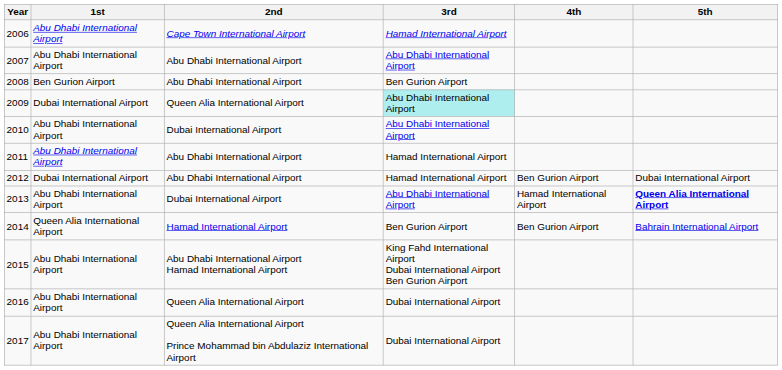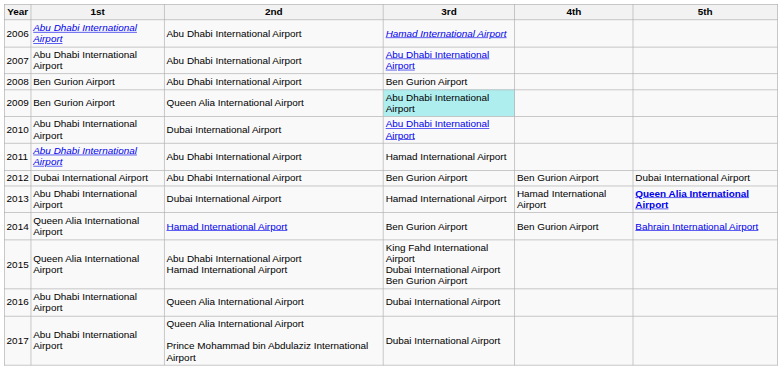(236, 33) Cape Town International Airport -> (234, 33) Abu Dhabi International Airport
(91, 103) Dubai International Airport -> (74, 103) Ben Gurion Airport
(446, 178) Hamad International Airport -> (426, 178) Ben Gurion Airport
(437, 199) Abu Dhabi International Airport -> (446, 199) Hamad International Airport
(85, 264) Abu Dhabi International Airport -> (86, 264) Queen Alia International Airport
